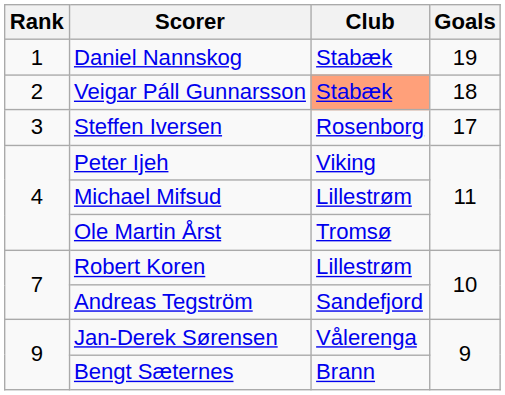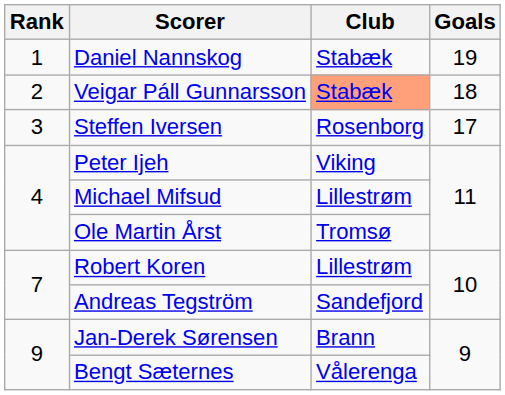(366, 337) Vålerenga -> (346, 337) Brann
(346, 372) Brann -> (366, 372) Vålerenga
